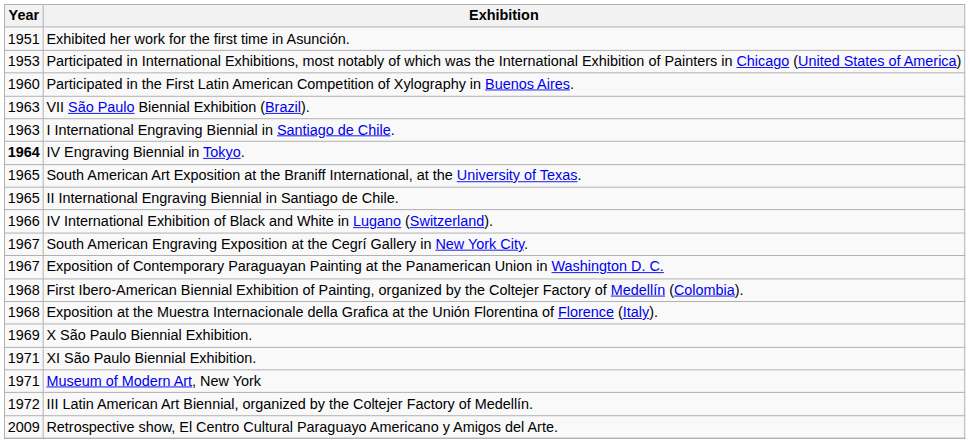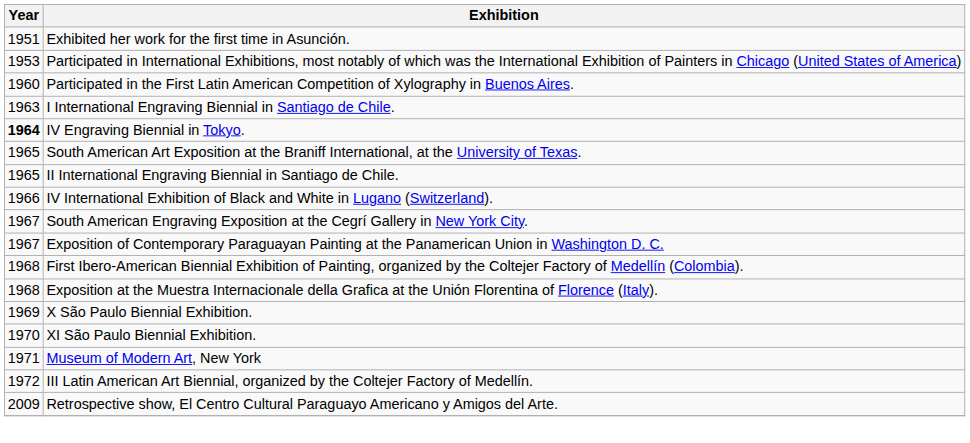- row: (178, 107)
(24, 358) 1971 -> (24, 335) 1970
